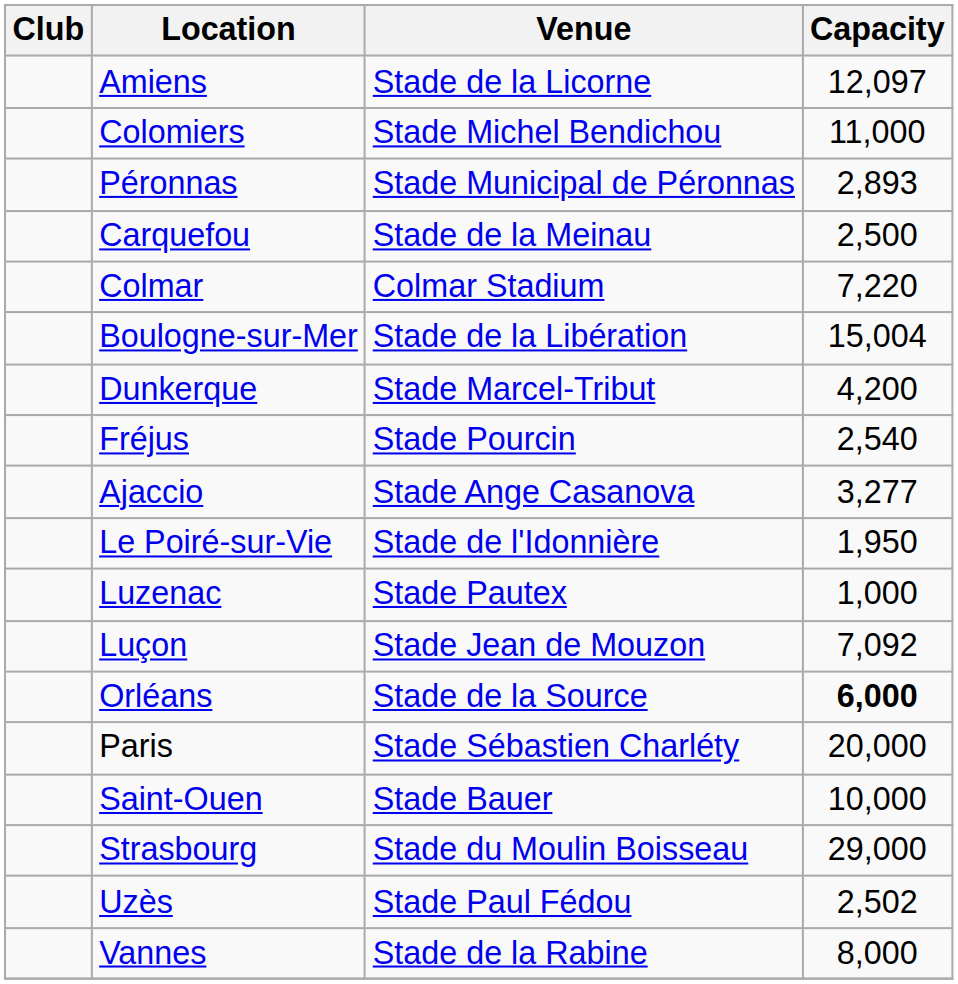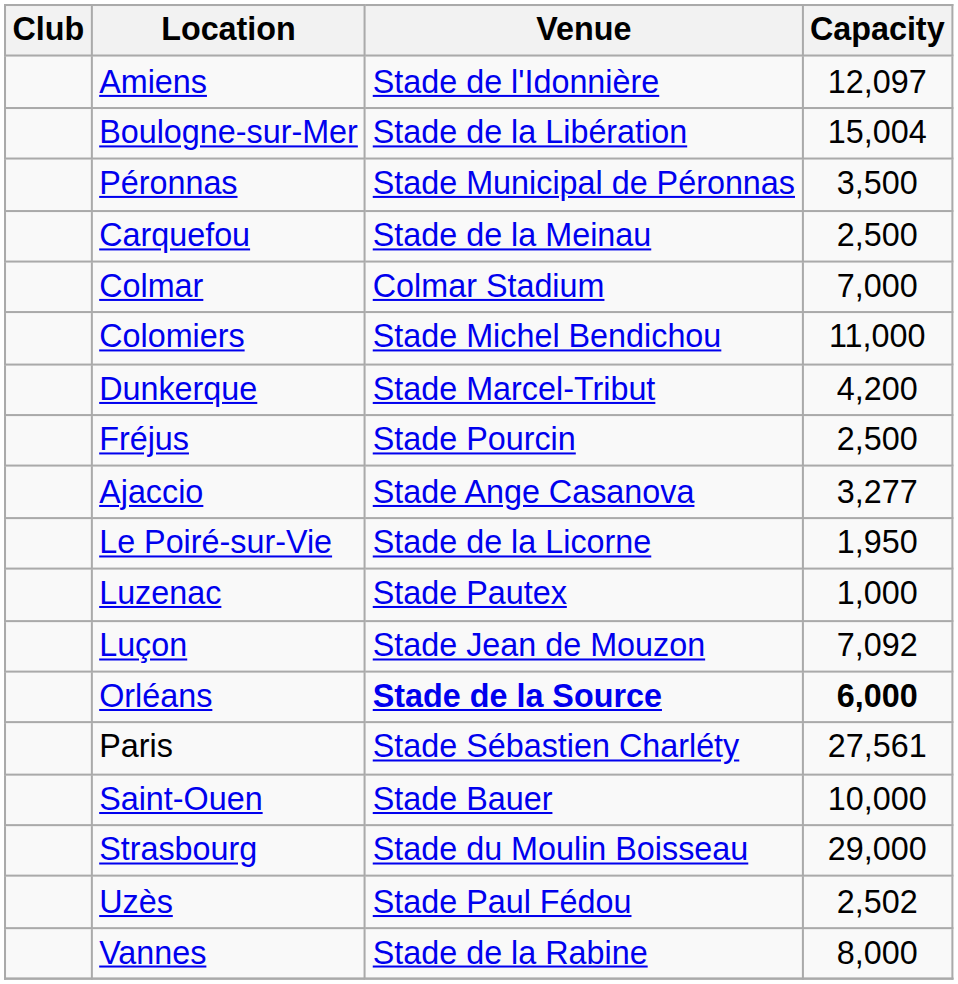(512, 81) Stade de la Licorne -> (516, 81) Stade de l'Idonnière
rows swapped: (229, 337) <-> (172, 132)
(877, 183) 2,893 -> (877, 183) 3,500
(877, 286) 7,220 -> (877, 286) 7,000
(877, 440) 2,540 -> (877, 440) 2,500
(516, 542) Stade de l'Idonnière -> (512, 542) Stade de la Licorne
(510, 696) normal -> (517, 696) bold
(877, 747) 20,000 -> (877, 747) 27,561
